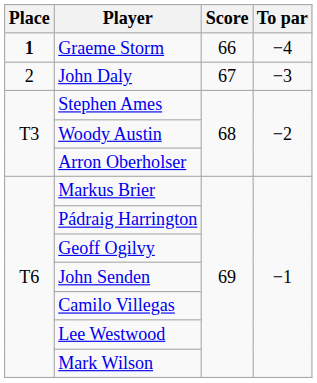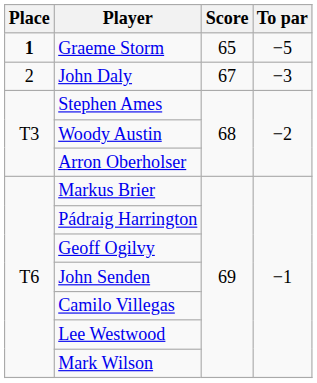(227, 47) 66 -> (227, 47) 65
(282, 47) −4 -> (282, 47) −5
